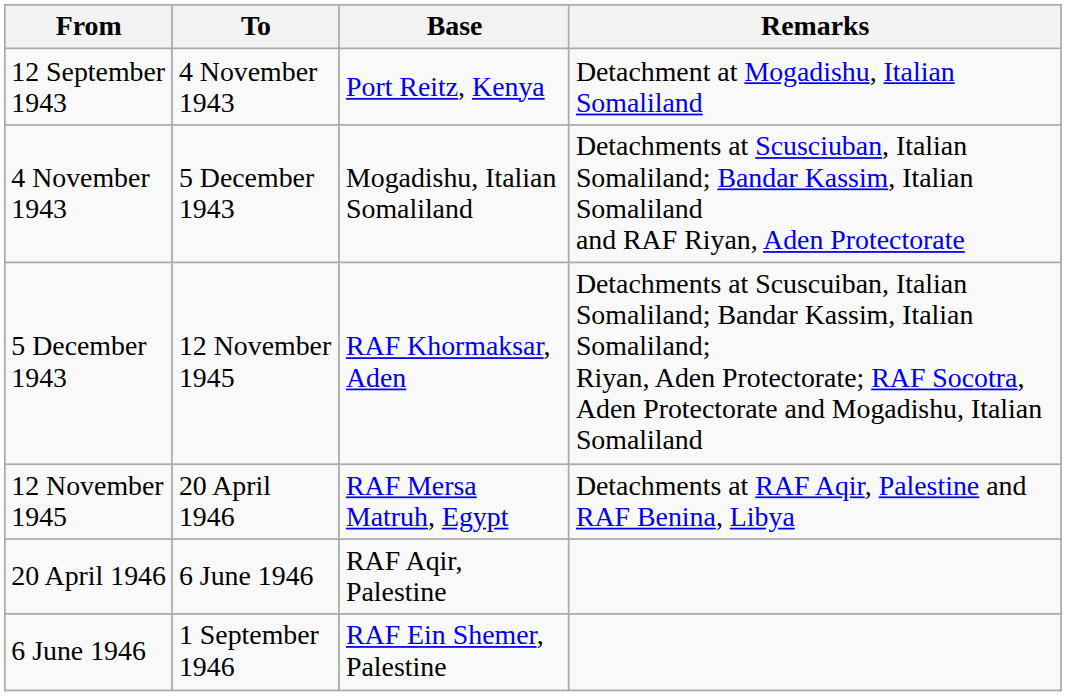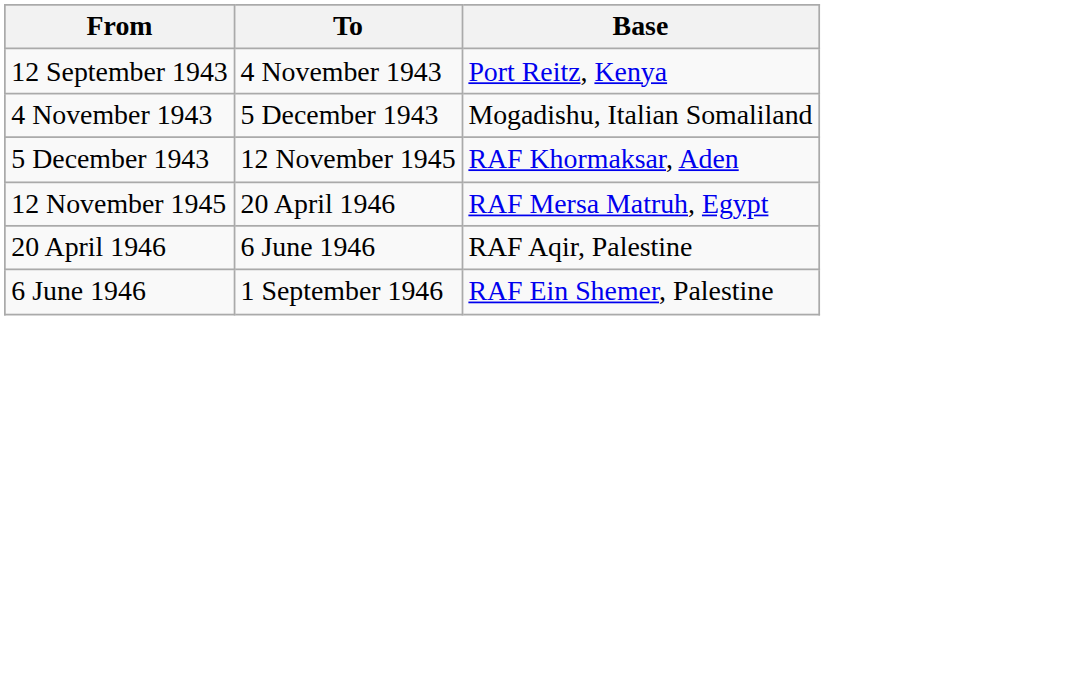- column: (815, 26)
